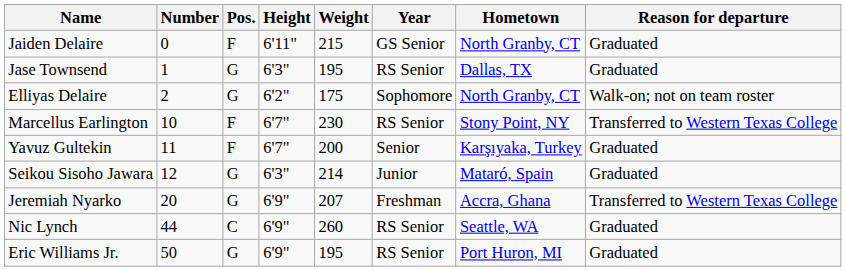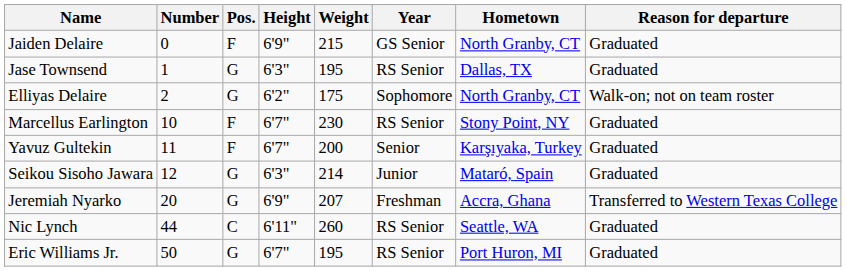(280, 43) 6'11" -> (276, 43) 6'9"
(713, 122) Transferred to Western Texas College -> (624, 122) Graduated
(276, 226) 6'9" -> (280, 226) 6'11"
(276, 252) 6'9" -> (276, 252) 6'7"
